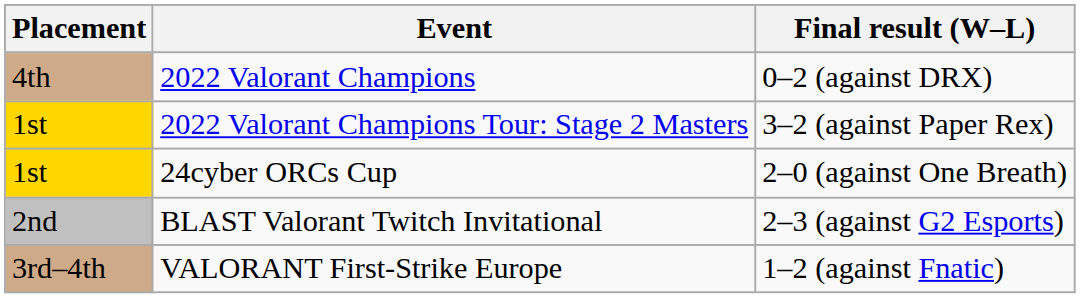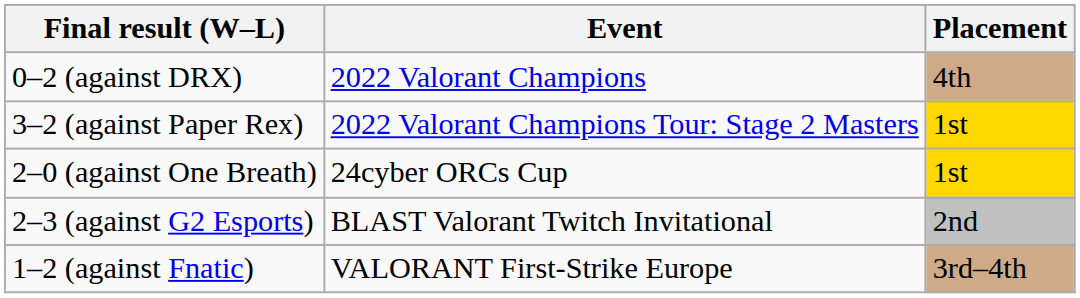columns swapped: (79, 28) <-> (915, 28)
